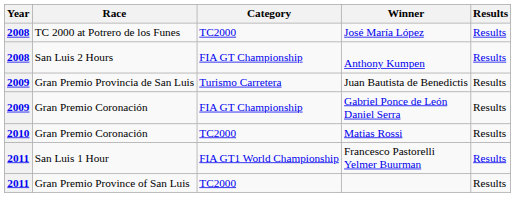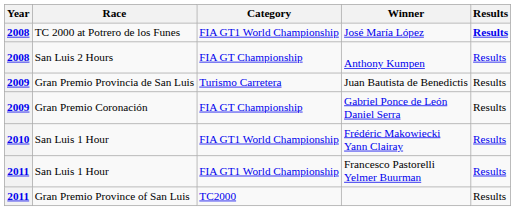(218, 32) TC2000 -> (269, 32) FIA GT1 World Championship
(490, 32) normal -> (491, 32) bold
- row: (373, 133)
+ row: (392, 139)
